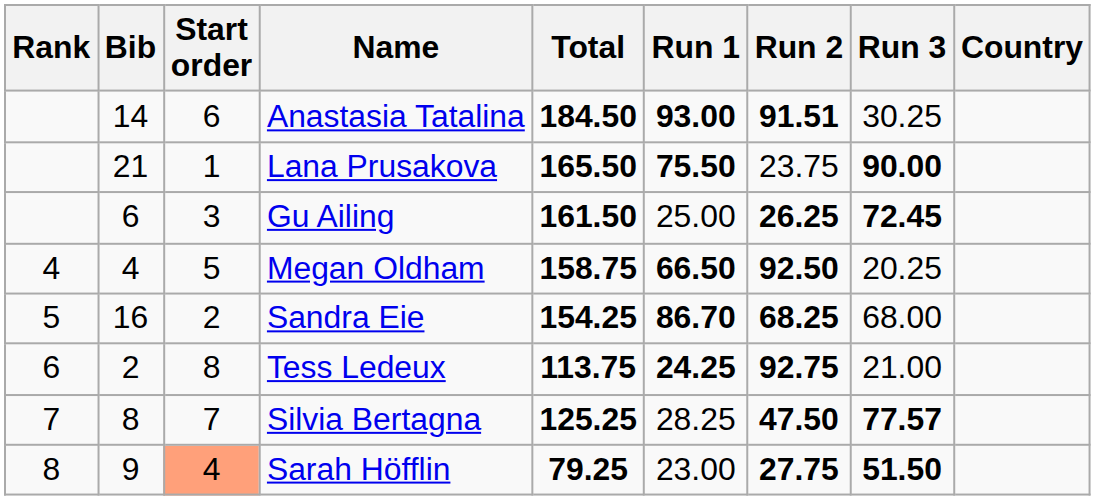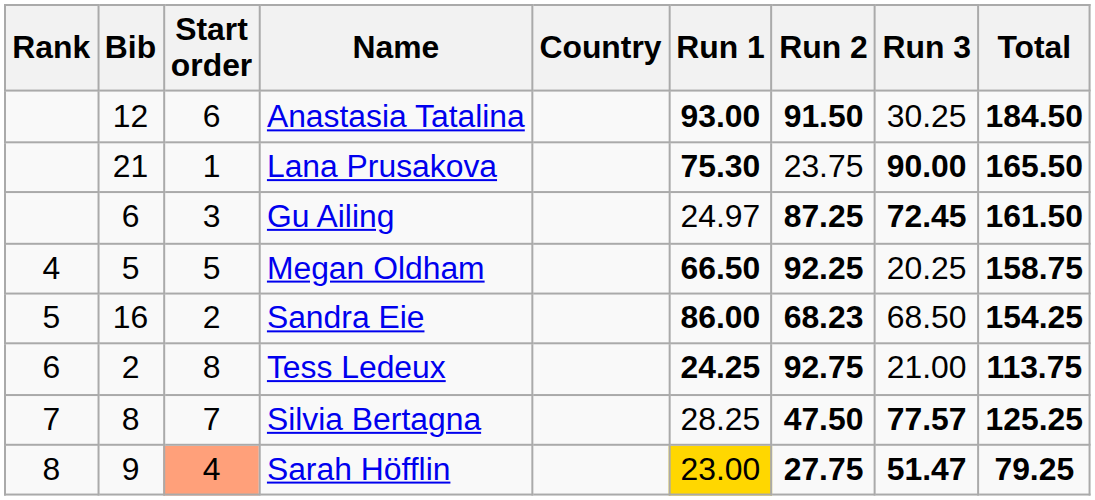columns swapped: (1022, 47) <-> (588, 47)
(131, 116) 14 -> (131, 116) 12
(799, 116) 91.51 -> (824, 116) 91.50
(696, 166) 75.50 -> (720, 166) 75.30
(696, 217) 25.00 -> (720, 217) 24.97
(799, 217) 26.25 -> (824, 217) 87.25
(131, 267) 4 -> (131, 267) 5
(799, 267) 92.50 -> (824, 267) 92.25
(696, 318) 86.70 -> (720, 318) 86.00
(799, 318) 68.25 -> (824, 318) 68.23
(902, 318) 68.00 -> (927, 318) 68.50
(696, 469) no background -> (720, 469) gold background
(902, 469) 51.50 -> (927, 469) 51.47
